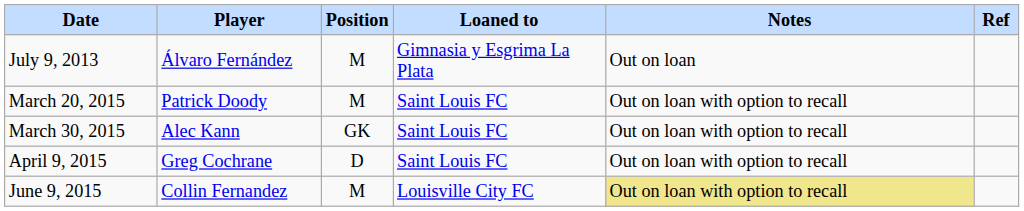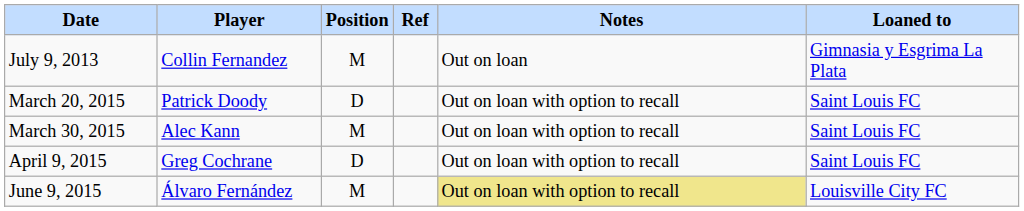columns swapped: (499, 19) <-> (996, 19)
(227, 60) Álvaro Fernández -> (224, 60) Collin Fernandez
(357, 101) M -> (357, 101) D
(357, 131) GK -> (357, 131) M
(224, 191) Collin Fernandez -> (227, 191) Álvaro Fernández
